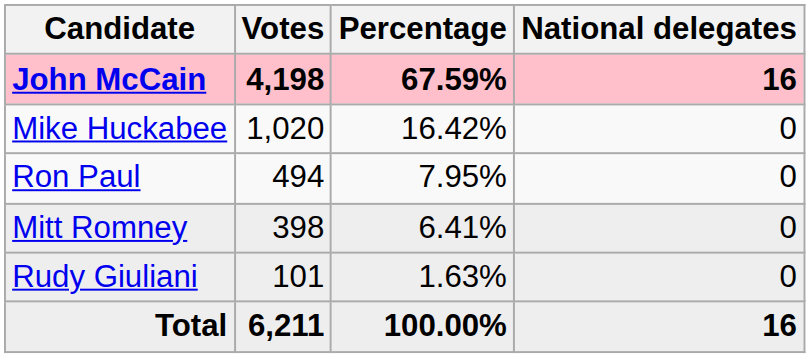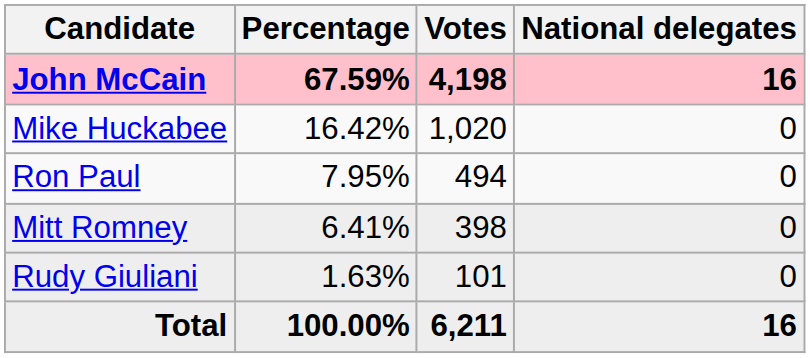columns swapped: (283, 29) <-> (423, 29)
